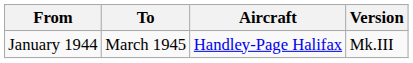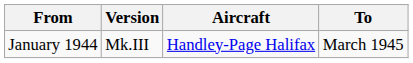columns swapped: (146, 17) <-> (377, 17)
